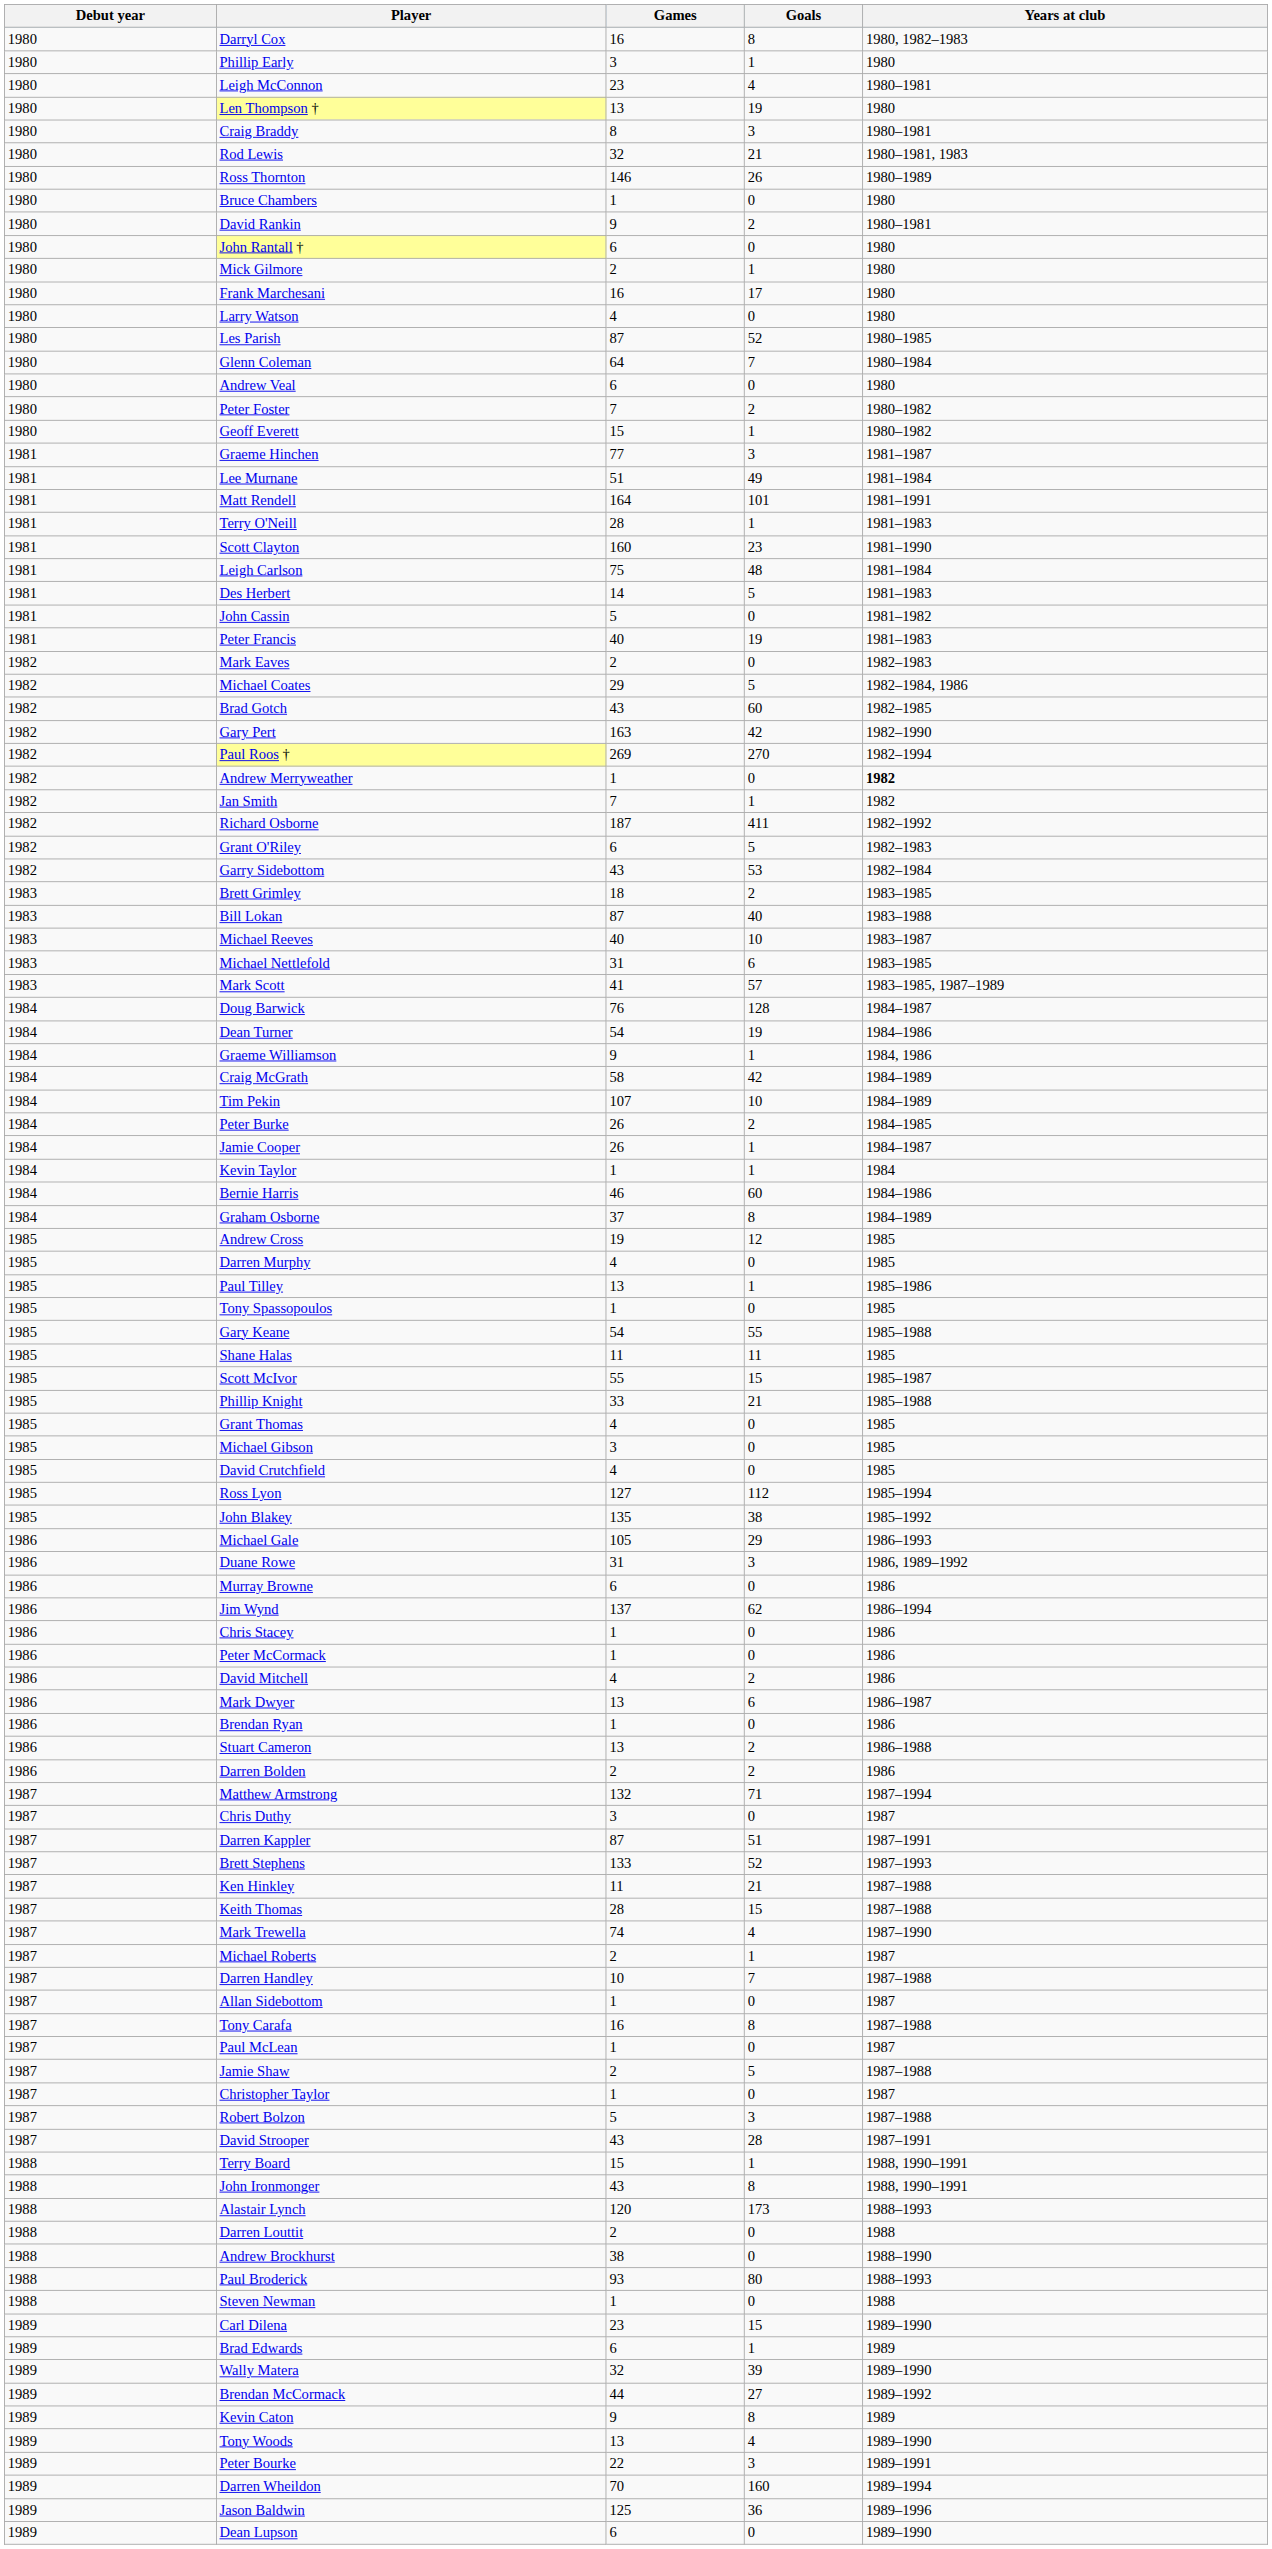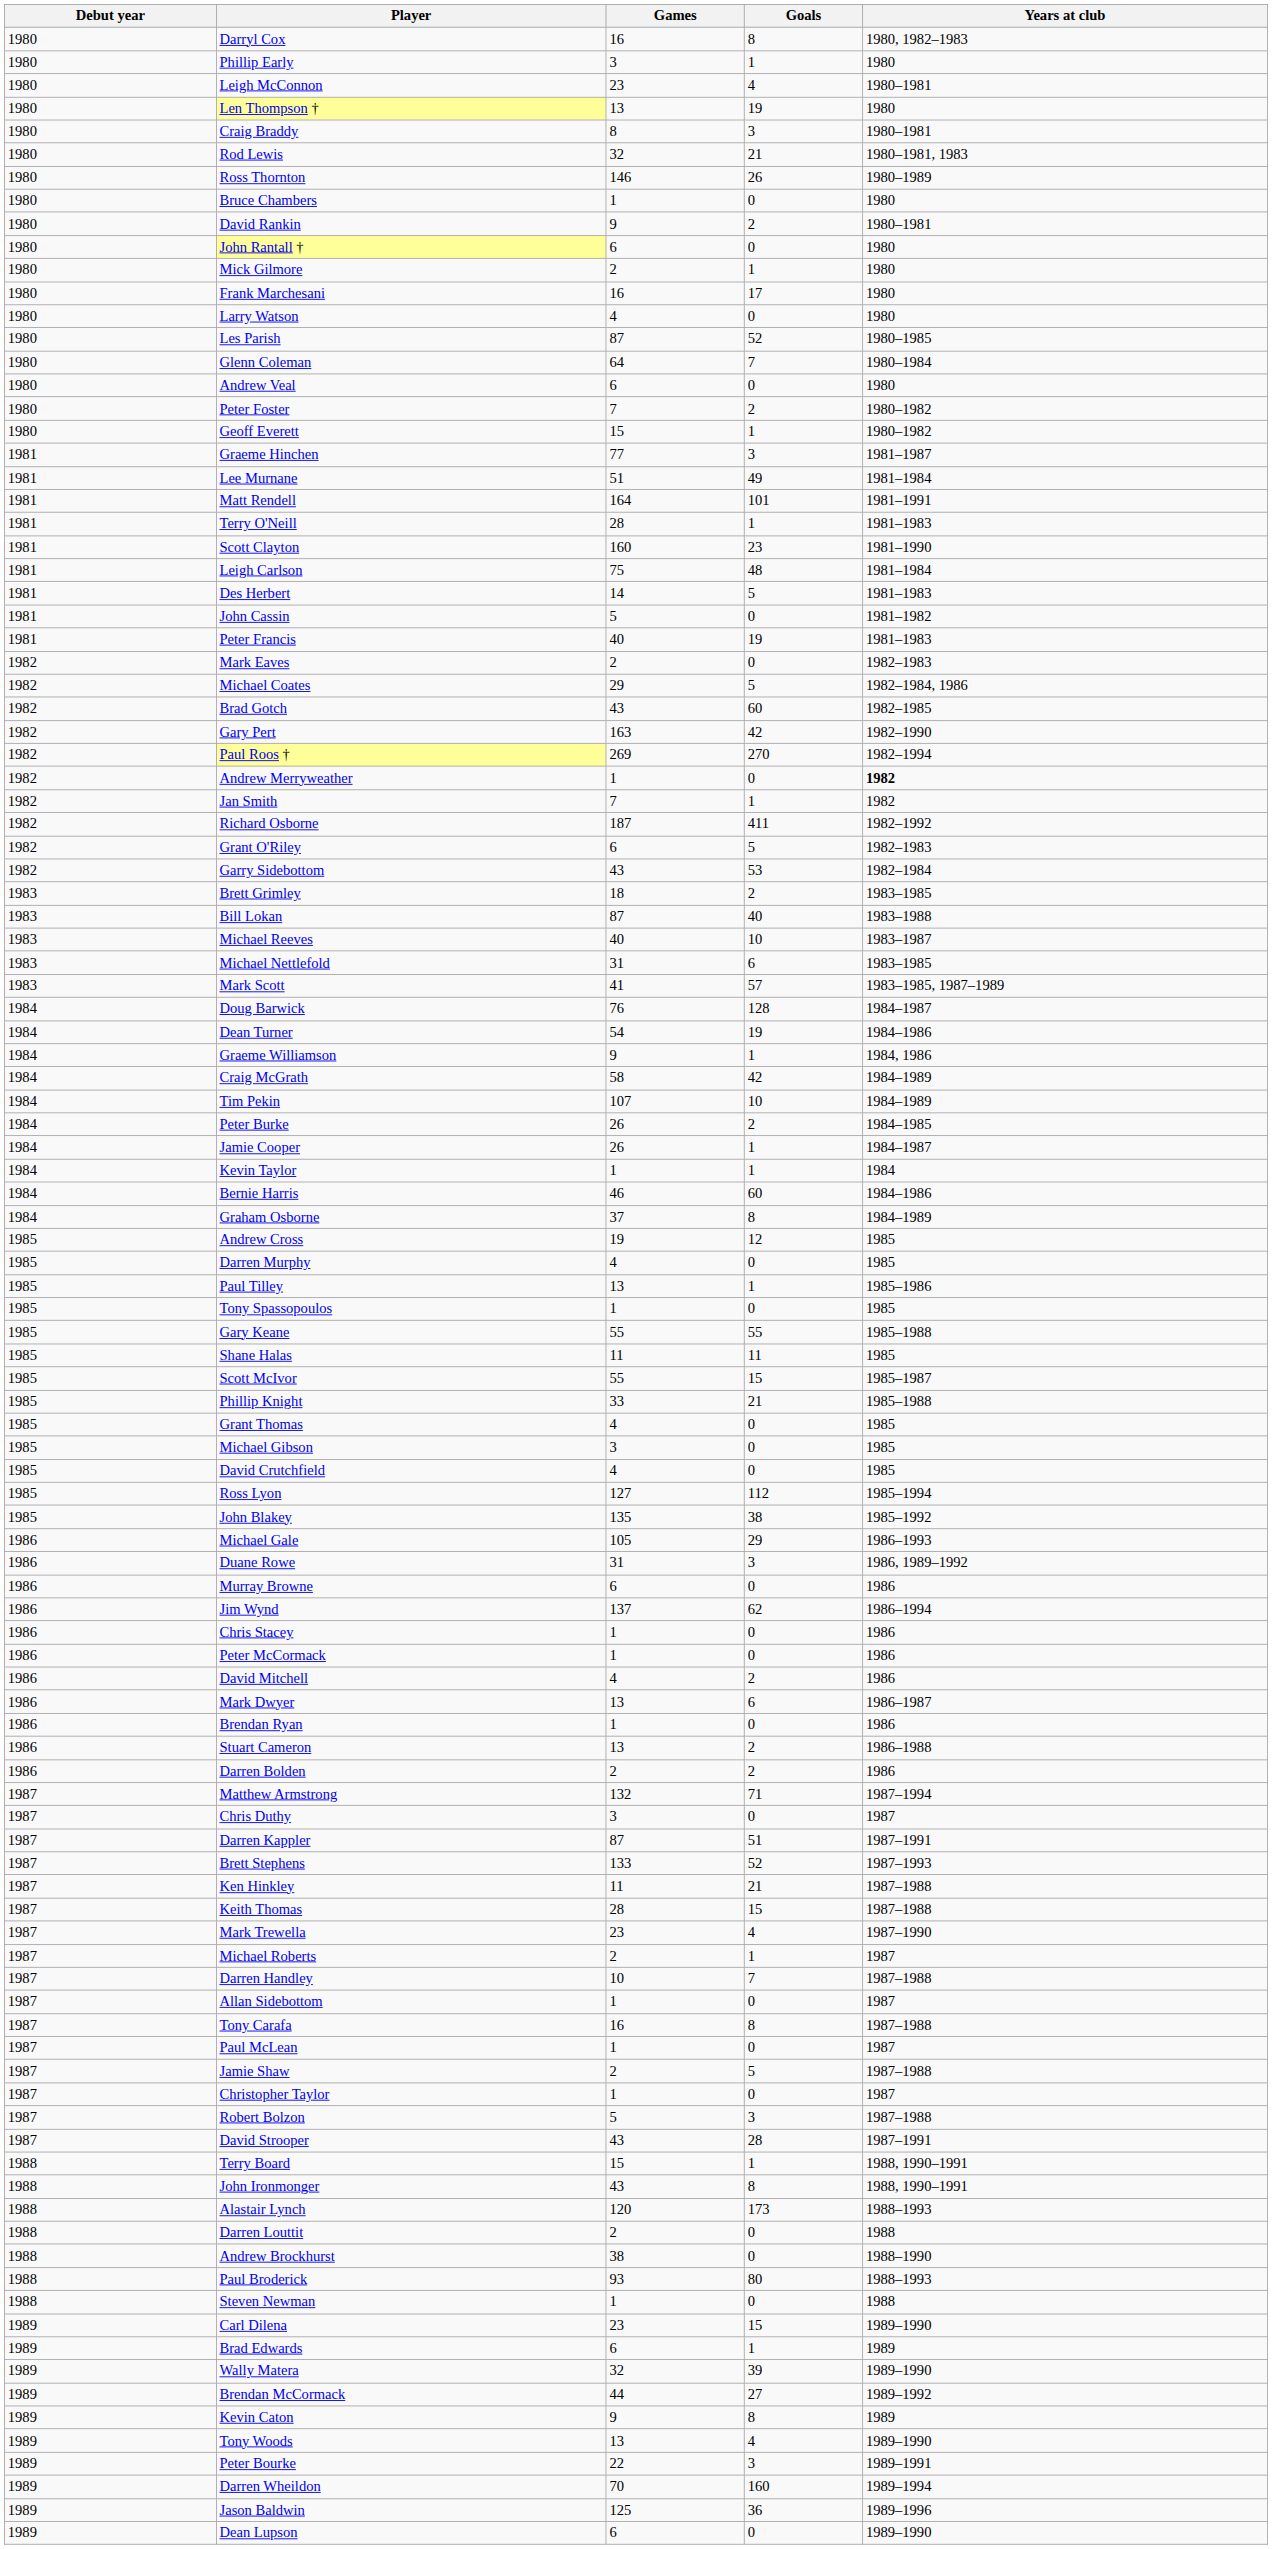(617, 1332) 54 -> (617, 1332) 55
(617, 1932) 74 -> (617, 1932) 23
